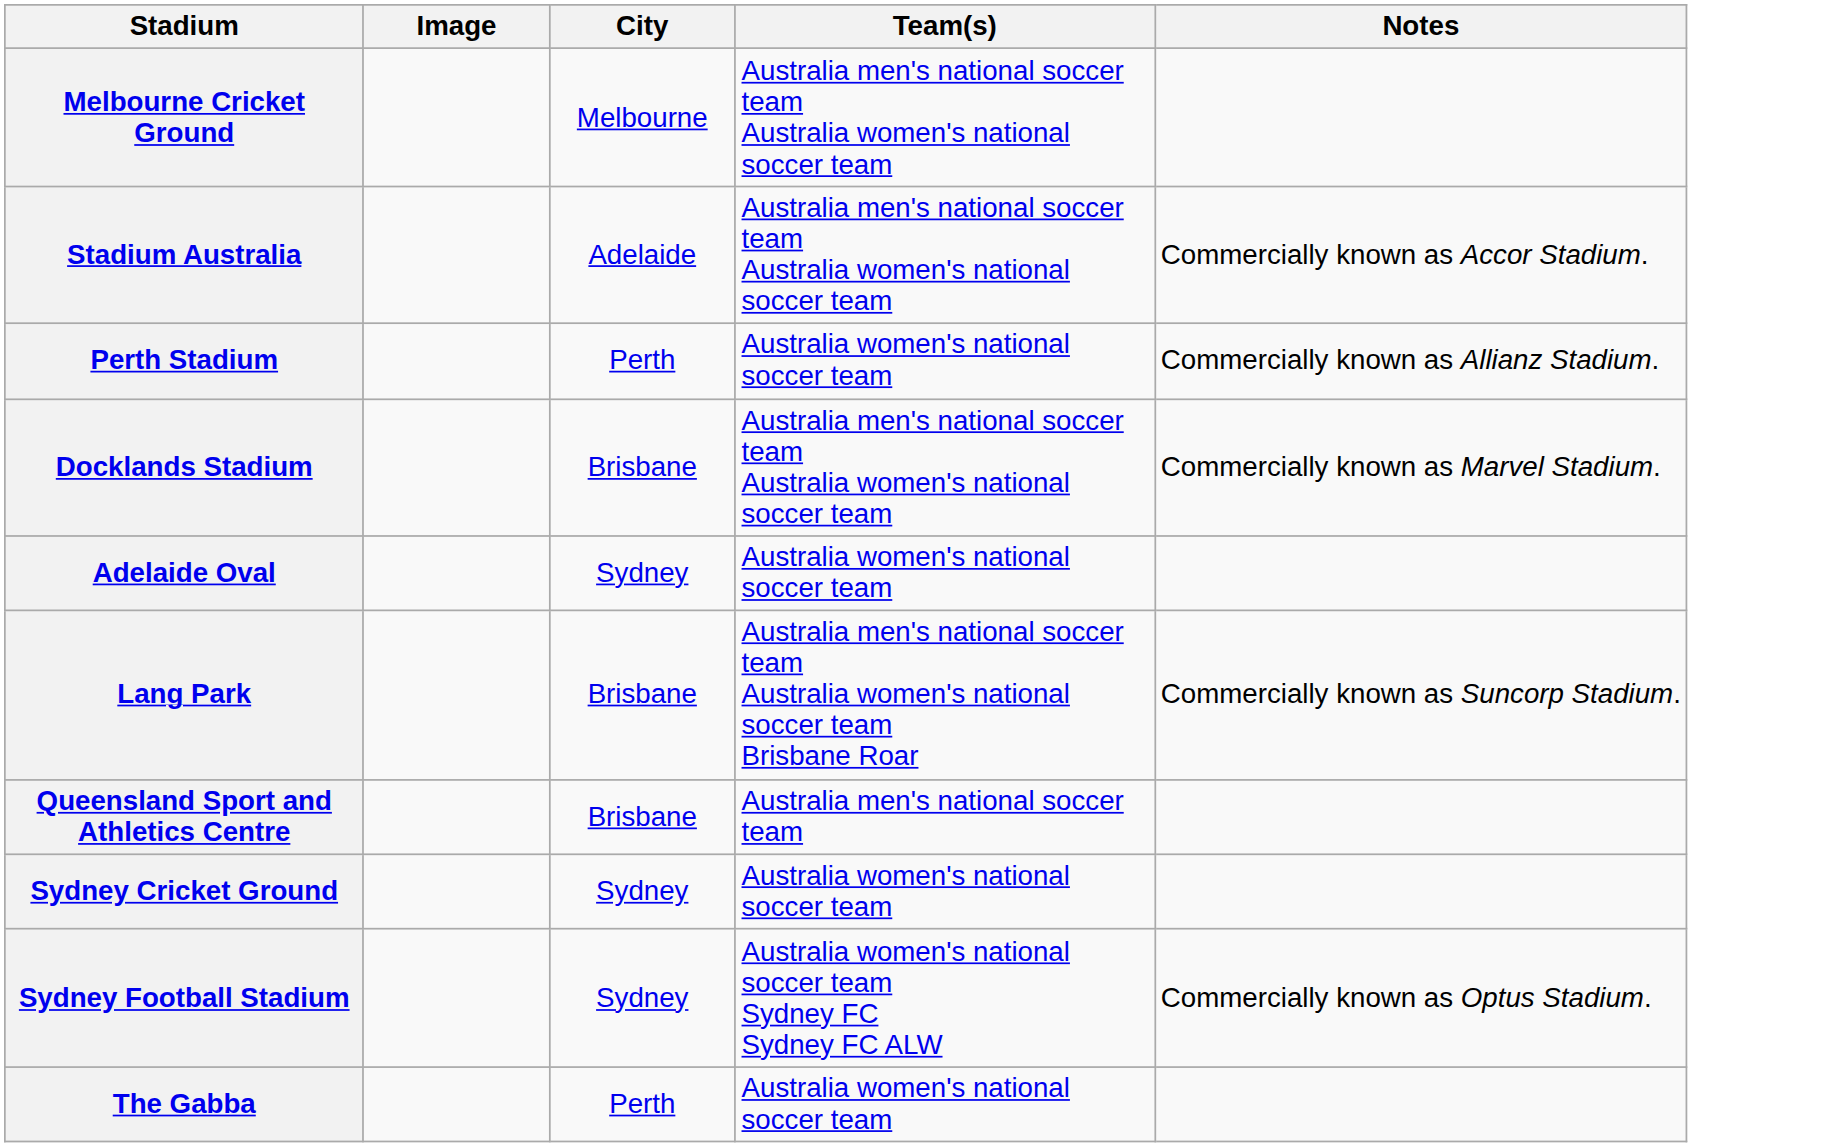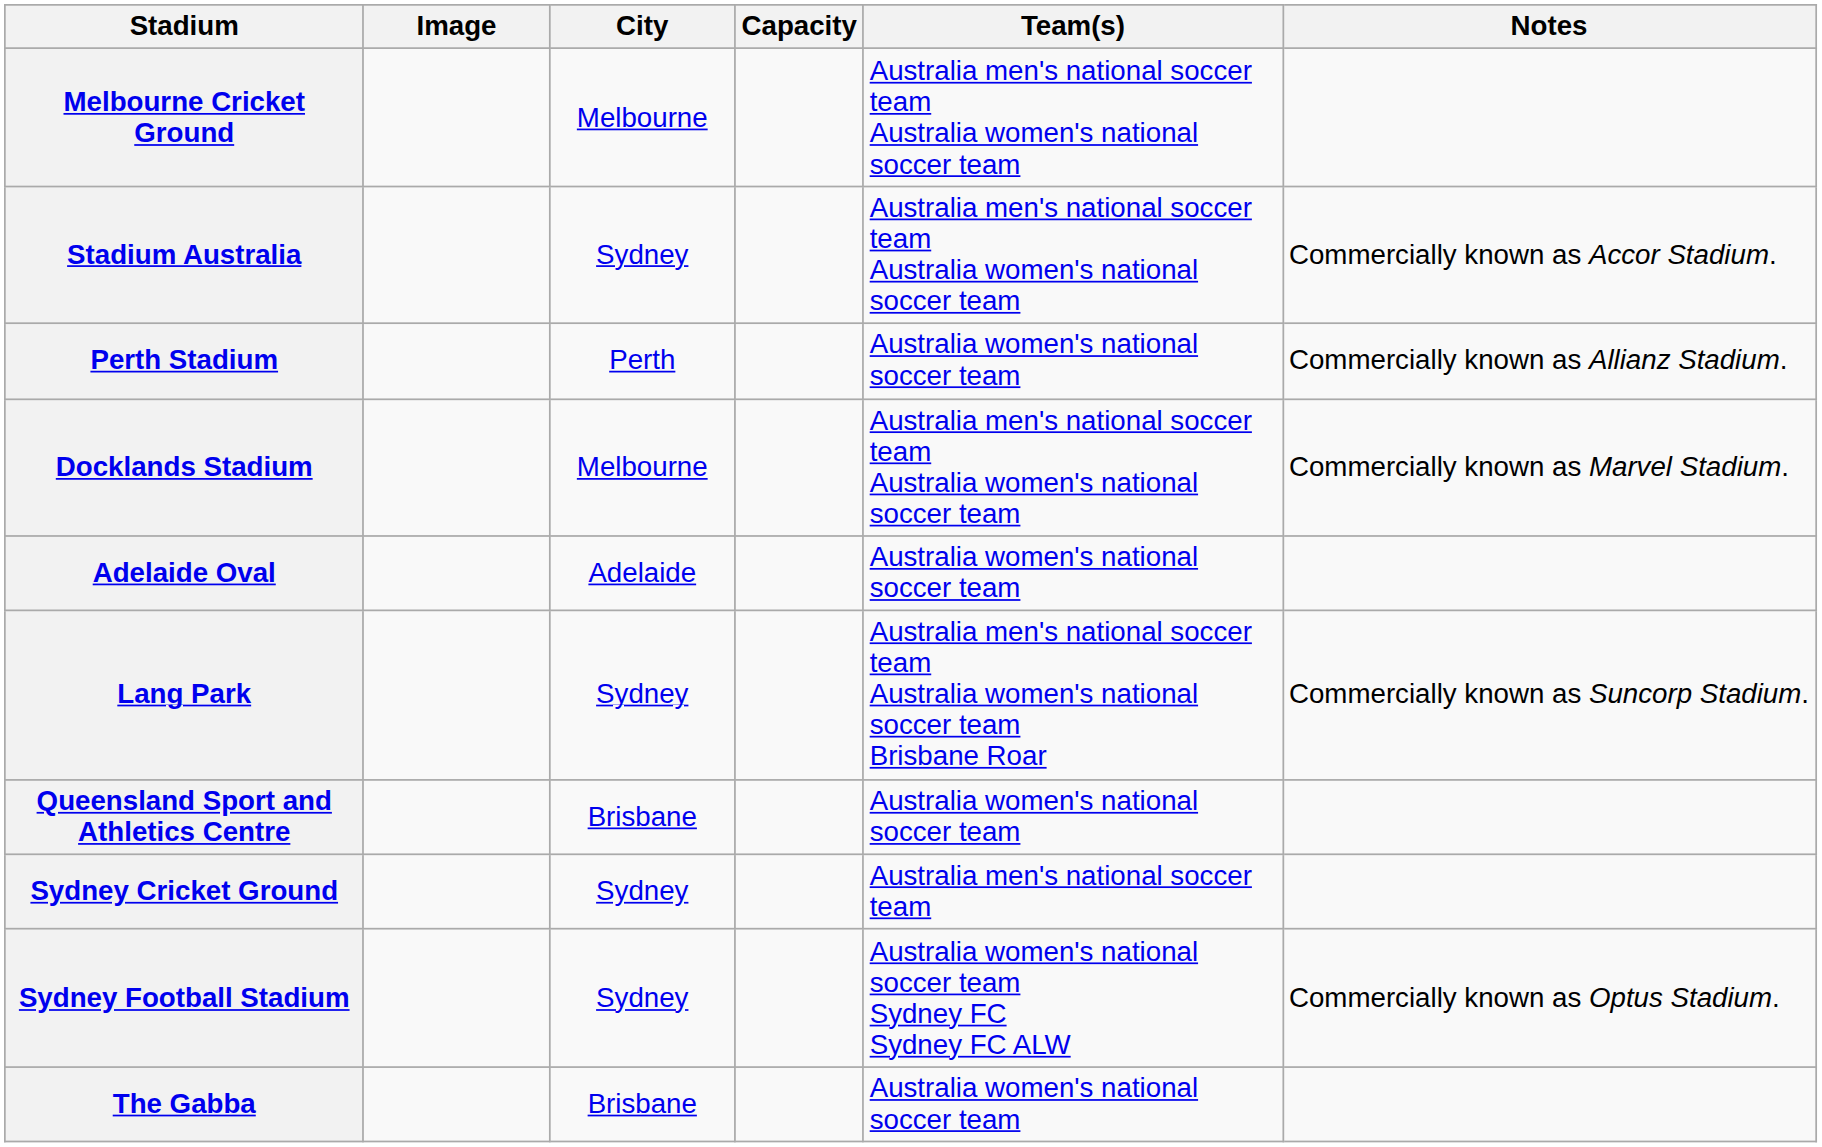+ column: (799, 26)
(642, 254) Adelaide -> (642, 254) Sydney
(642, 466) Brisbane -> (642, 466) Melbourne
(642, 572) Sydney -> (642, 572) Adelaide
(642, 694) Brisbane -> (642, 694) Sydney
(933, 816) Australia men's national soccer team -> (1034, 816) Australia women's national soccer team
(906, 891) Australia women's national soccer team -> (1061, 891) Australia men's national soccer team
(642, 1103) Perth -> (642, 1103) Brisbane
